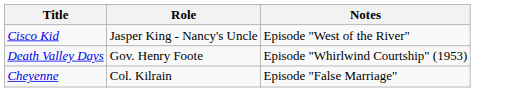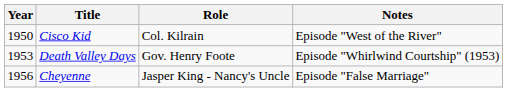+ column: (20, 14)
(184, 35) Jasper King - Nancy's Uncle -> (173, 35) Col. Kilrain
(141, 76) Col. Kilrain -> (216, 76) Jasper King - Nancy's Uncle
